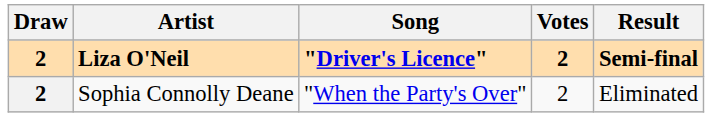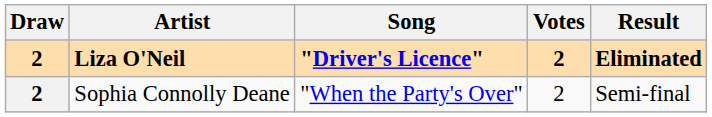(649, 58) Semi-final -> (649, 58) Eliminated
(649, 93) Eliminated -> (643, 93) Semi-final
